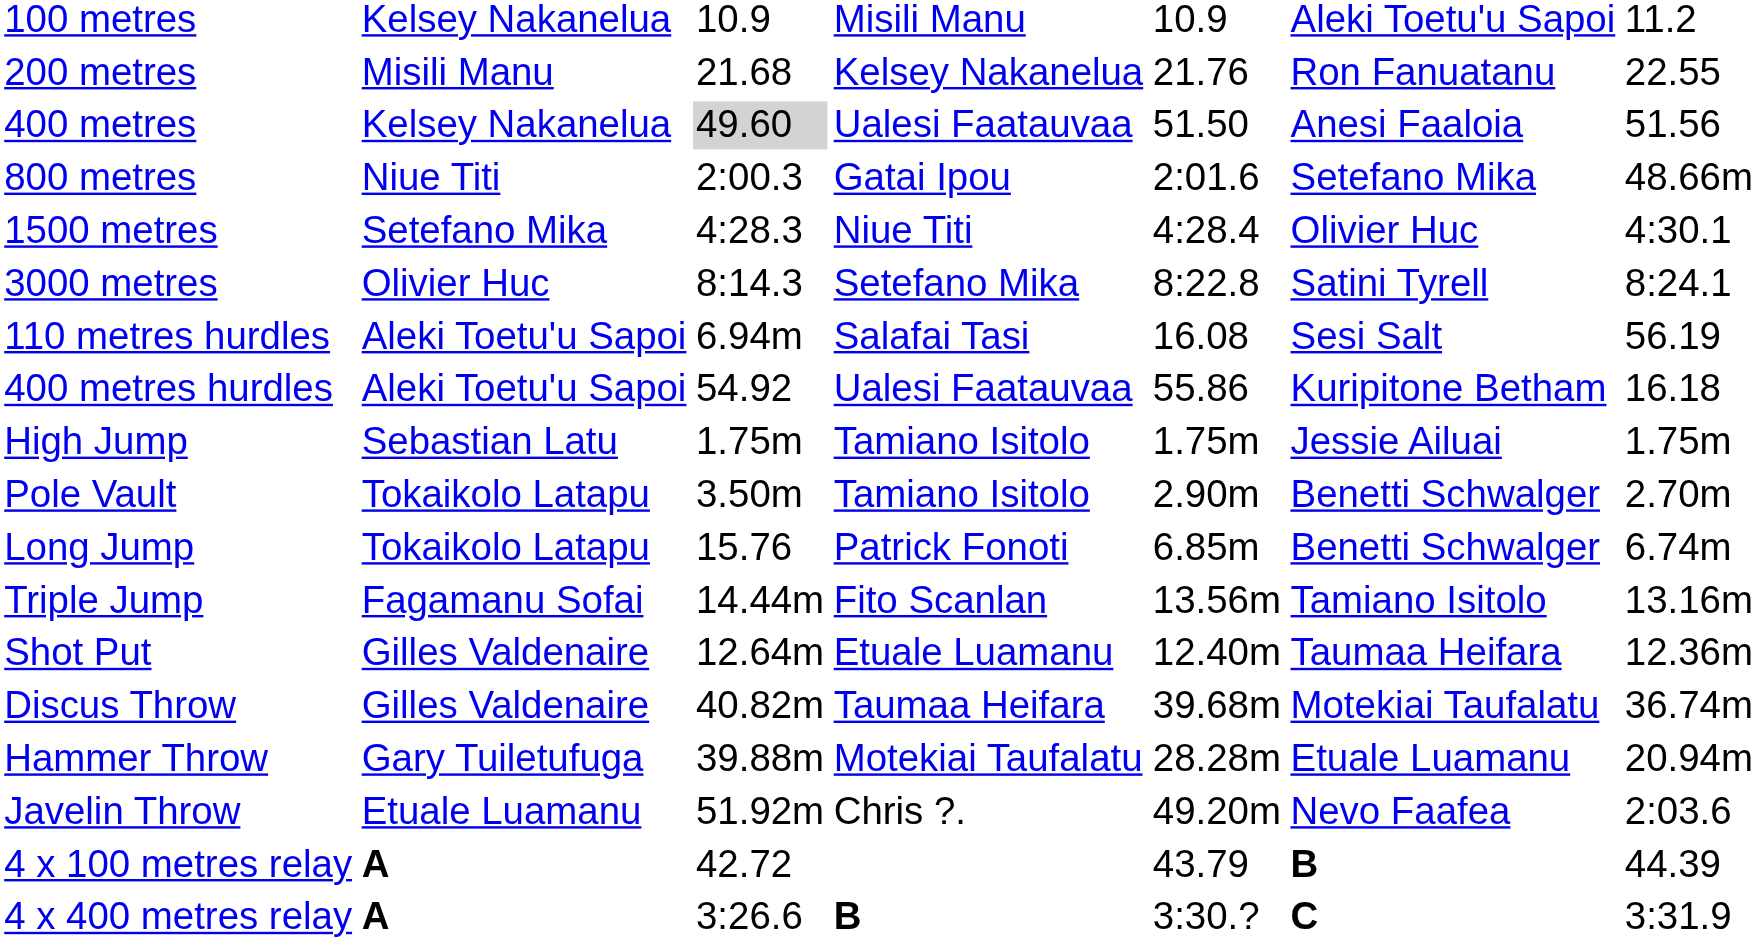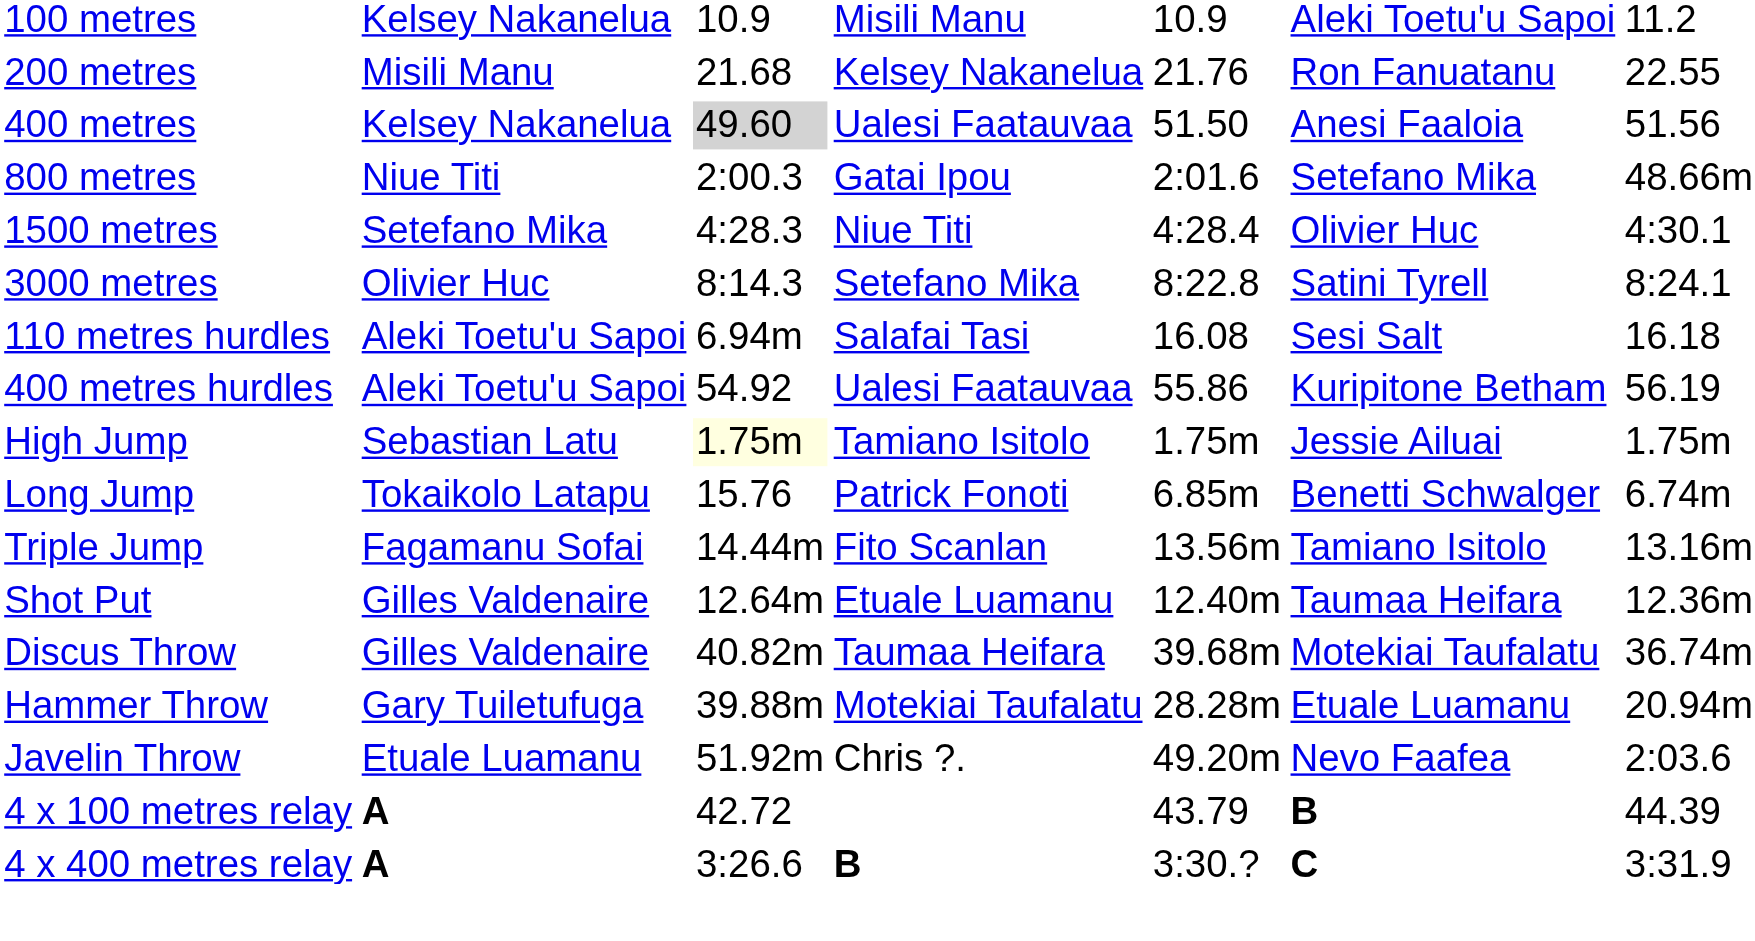(1673, 335) 56.19 -> (1673, 335) 16.18
(1673, 388) 16.18 -> (1673, 388) 56.19
(749, 441) no background -> (749, 441) lightyellow background
- row: (90, 494)
